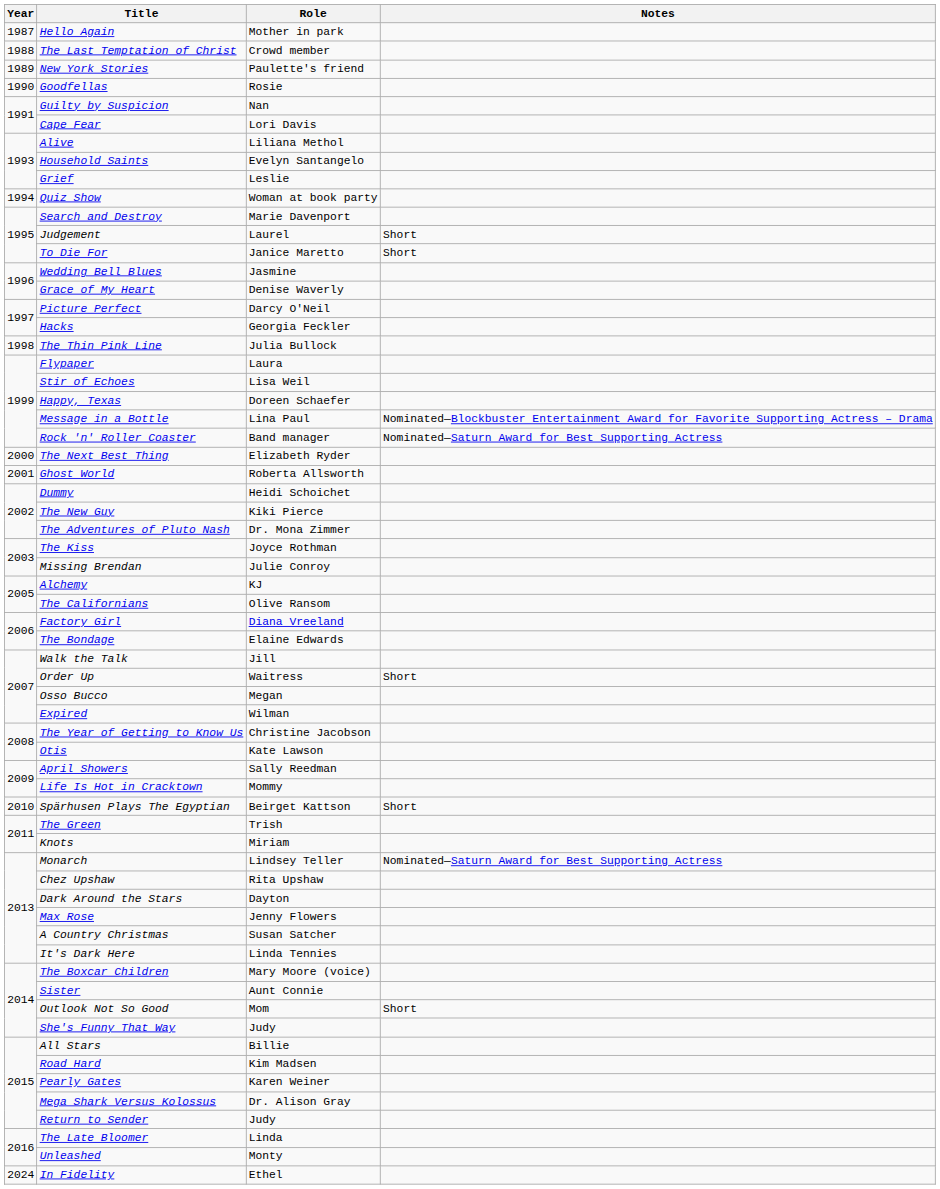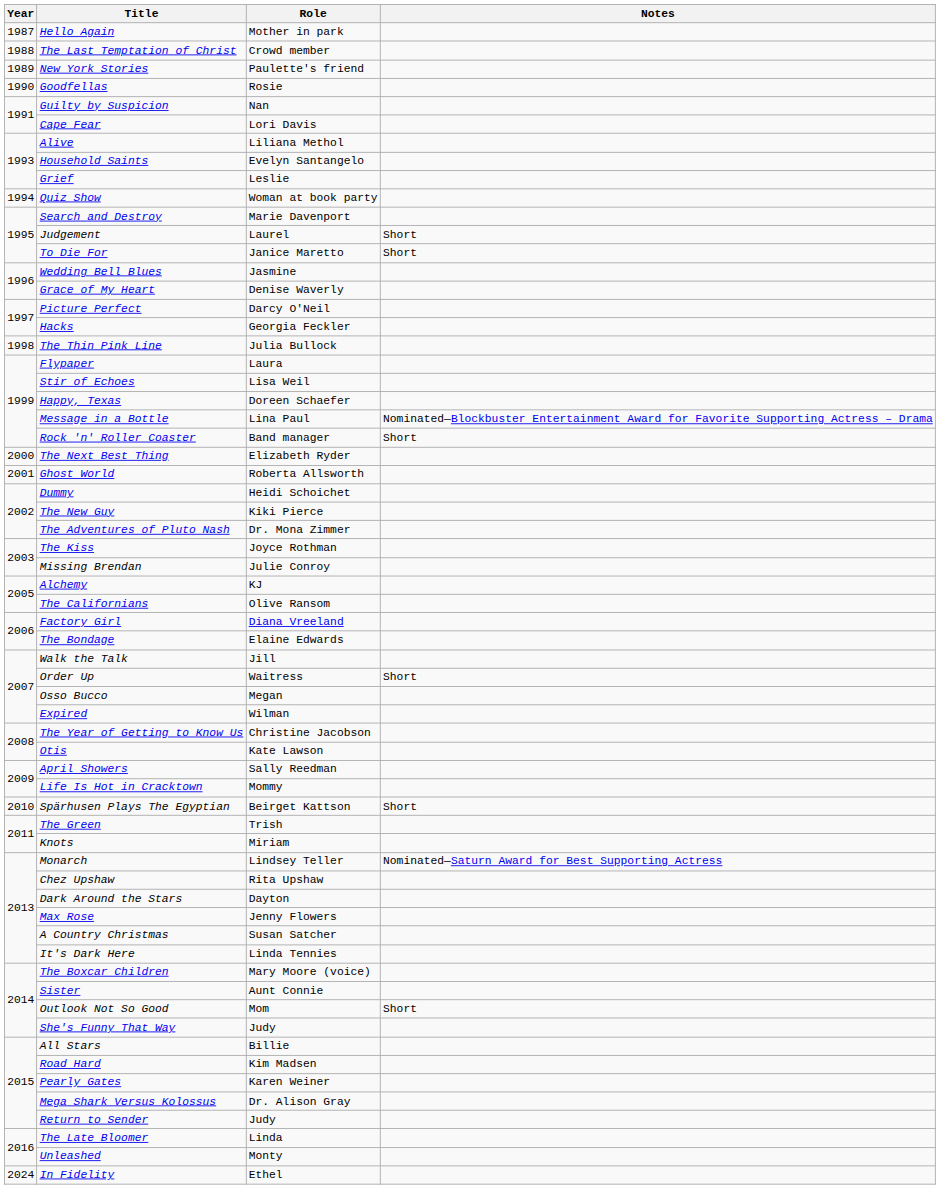(553, 438) Nominated—Saturn Award for Best Supporting Actress -> (400, 438) Short
